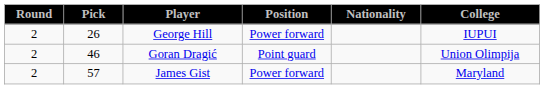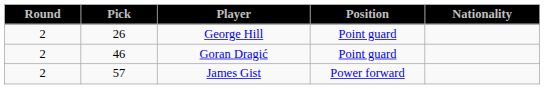- column: (480, 14)
(287, 34) Power forward -> (367, 34) Point guard
